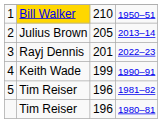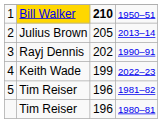(103, 14) normal -> (103, 14) bold
(103, 52) 201 -> (103, 52) 202
(137, 52) 2022–23 -> (137, 52) 1990–91
(137, 71) 1990–91 -> (137, 71) 2022–23
